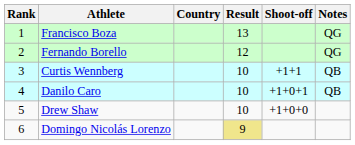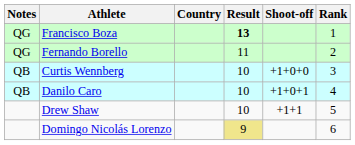columns swapped: (21, 14) <-> (333, 14)
(243, 33) normal -> (243, 33) bold
(243, 52) 12 -> (243, 52) 11
(289, 71) +1+1 -> (289, 71) +1+0+0
(289, 110) +1+0+0 -> (289, 110) +1+1
